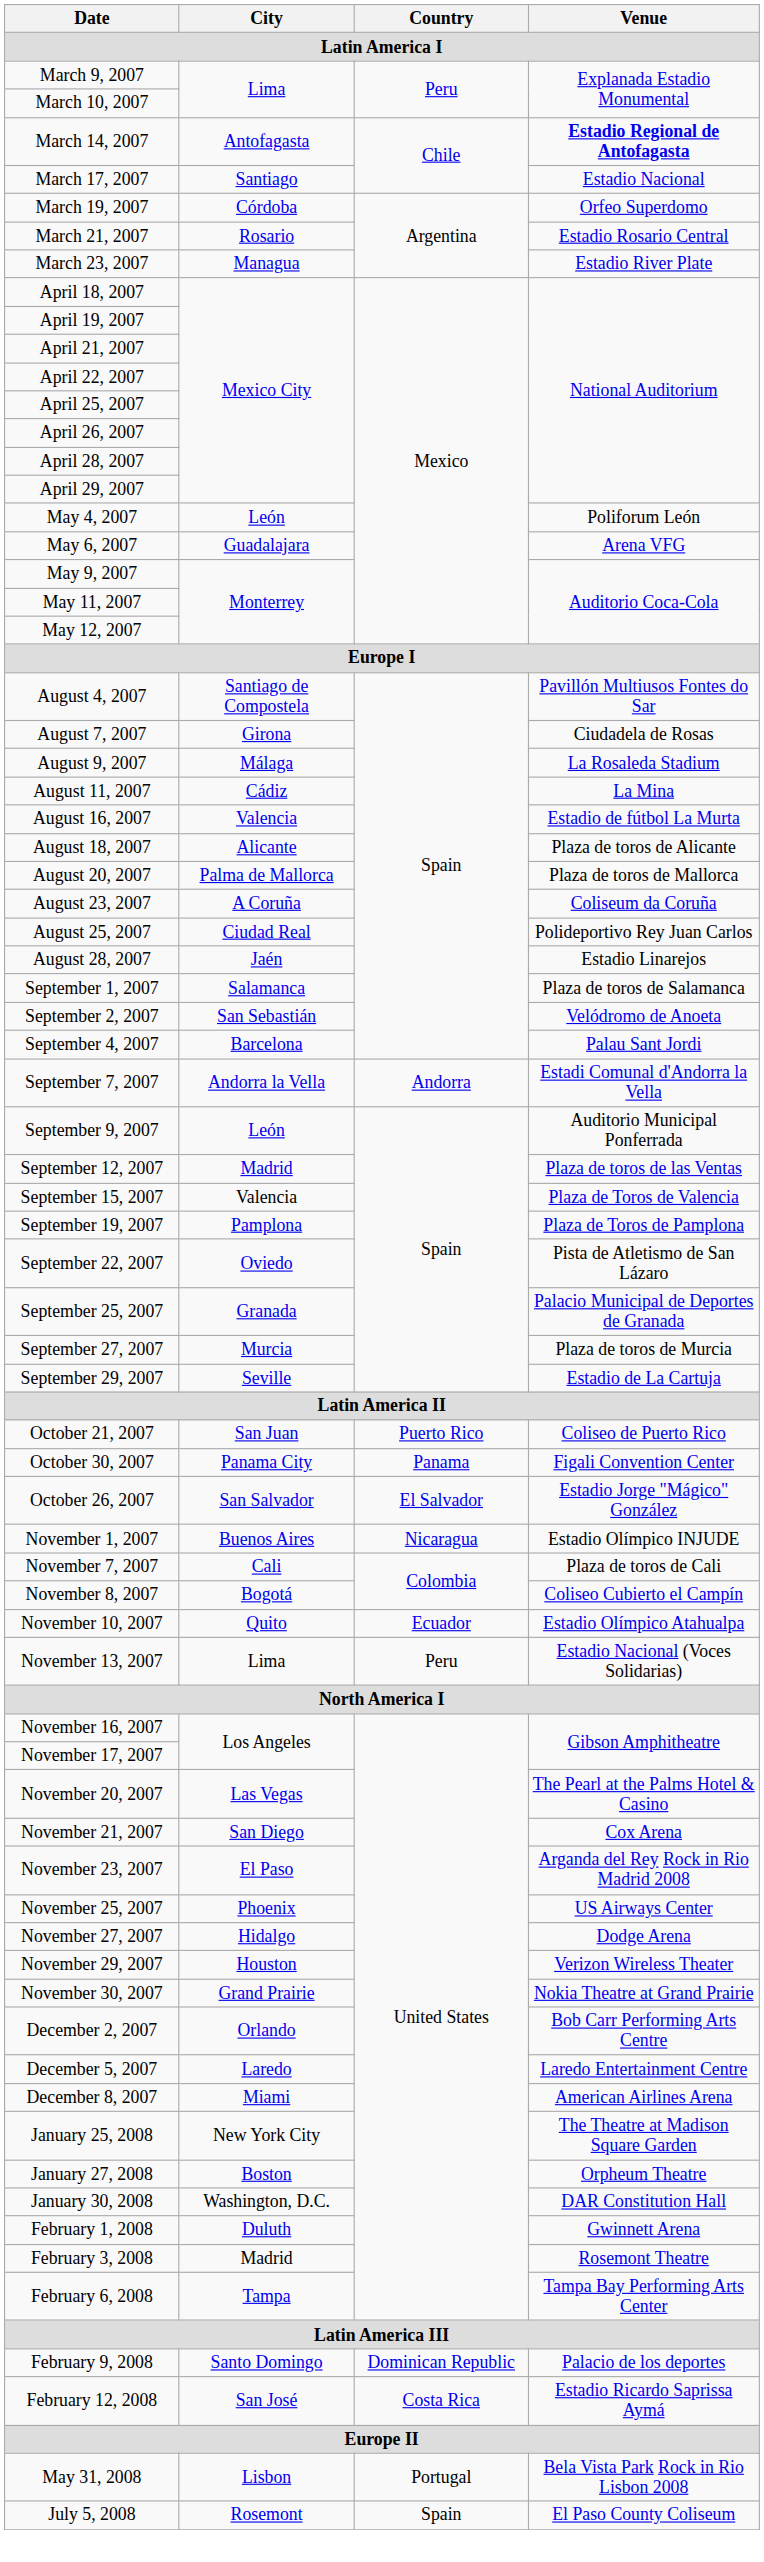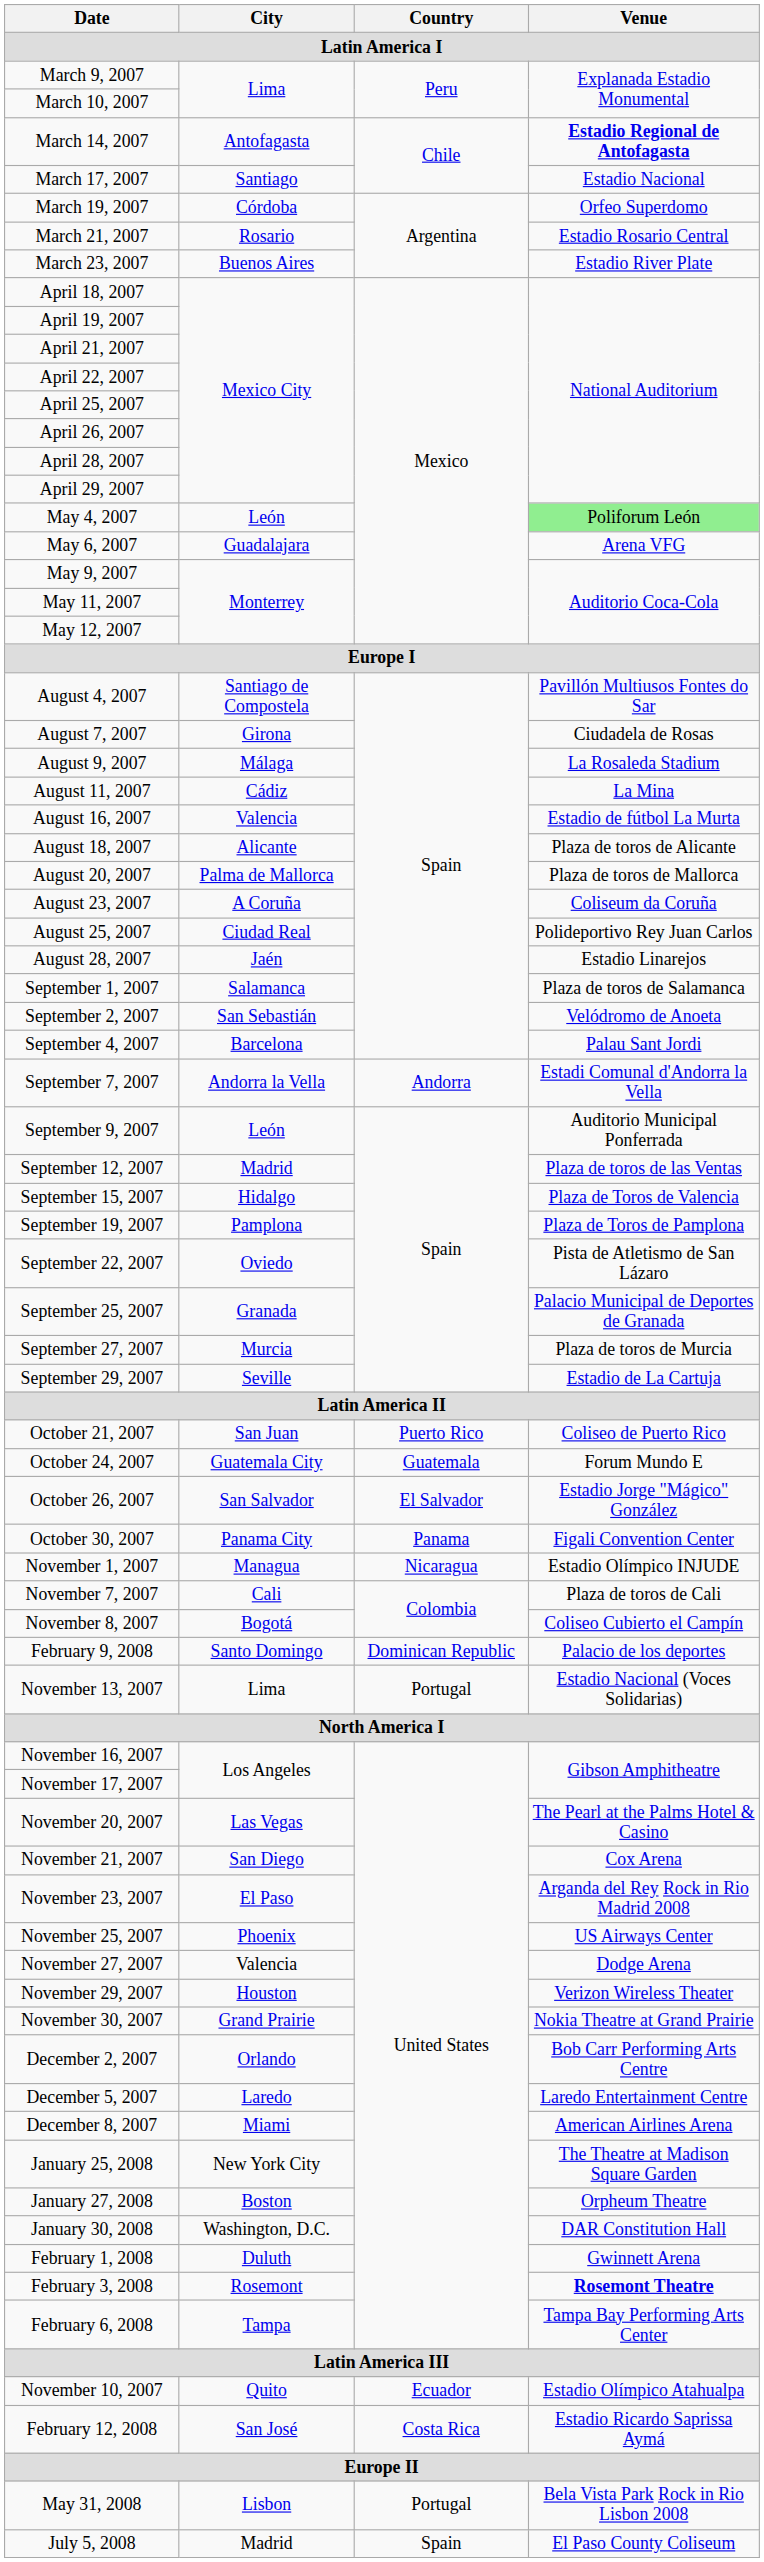(267, 263) Managua -> (267, 263) Buenos Aires
(644, 517) no background -> (644, 517) lightgreen background
(267, 1196) Valencia -> (267, 1196) Hidalgo
+ row: (92, 1462)
rows swapped: (92, 1500) <-> (92, 1462)
(267, 1538) Buenos Aires -> (267, 1566) Managua
rows swapped: (92, 1623) <-> (92, 2362)
(441, 1661) Peru -> (441, 1689) Portugal
(267, 1936) Hidalgo -> (267, 1964) Valencia
(267, 2258) Madrid -> (267, 2286) Rosemont
(644, 2258) normal -> (644, 2286) bold
(267, 2515) Rosemont -> (267, 2543) Madrid
